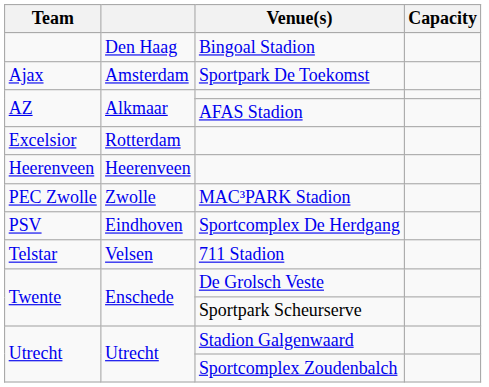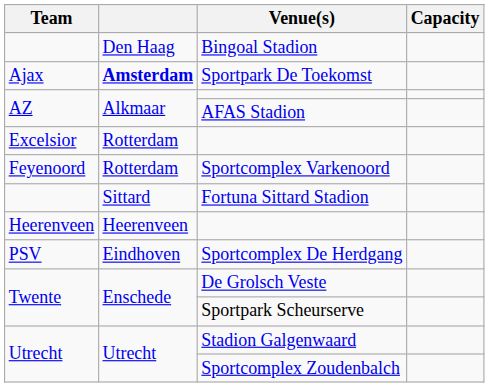(147, 75) normal -> (148, 75) bold
+ row: (47, 169)
+ row: (51, 198)
- row: (53, 197)
- row: (33, 254)
